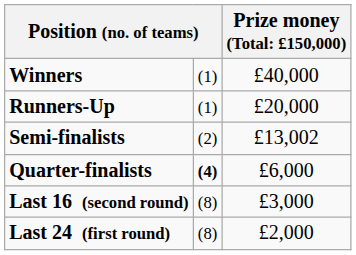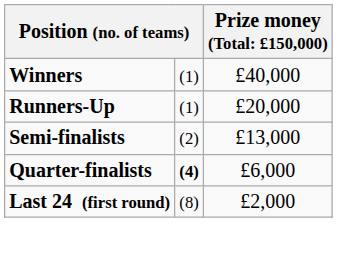(286, 138) £13,002 -> (268, 138) £13,000
- row: (99, 201)
